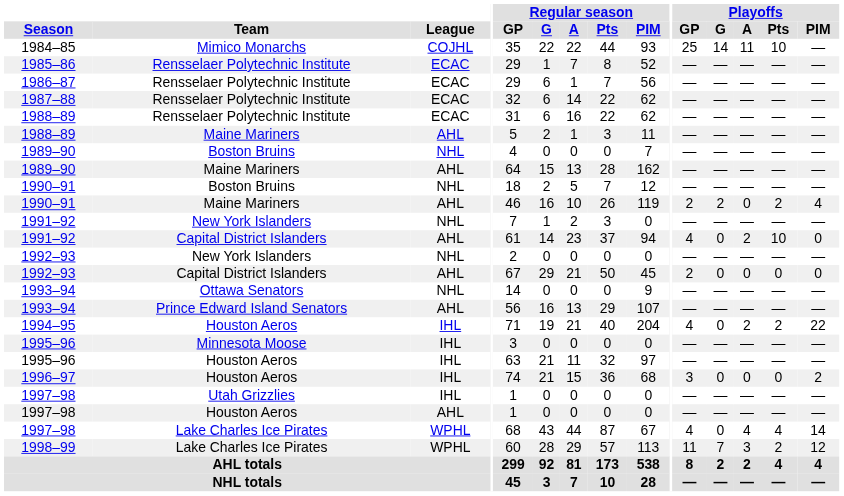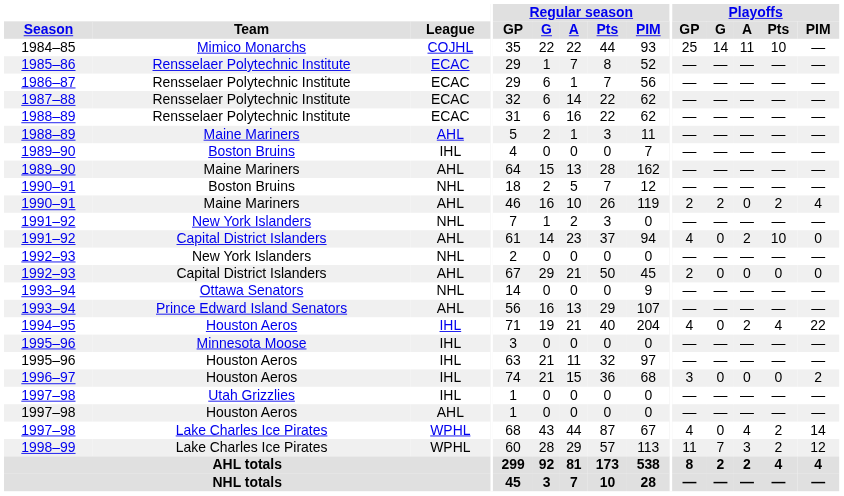(450, 151) NHL -> (450, 151) IHL
(778, 325) 2 -> (778, 325) 4
(778, 430) 4 -> (778, 430) 2
